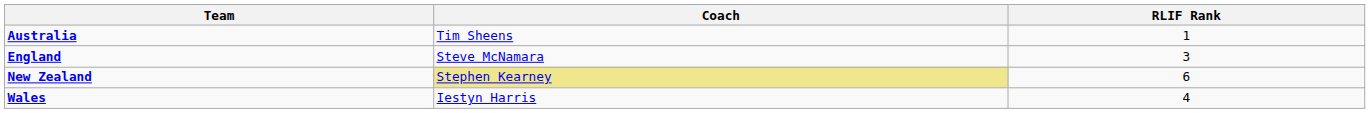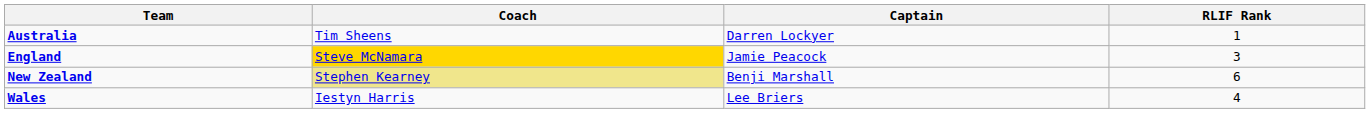+ column: (916, 15)
(490, 56) no background -> (369, 56) gold background
